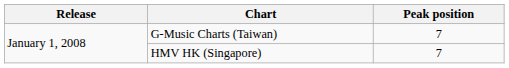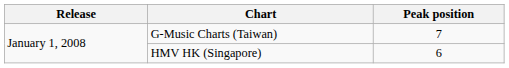(439, 53) 7 -> (439, 53) 6
